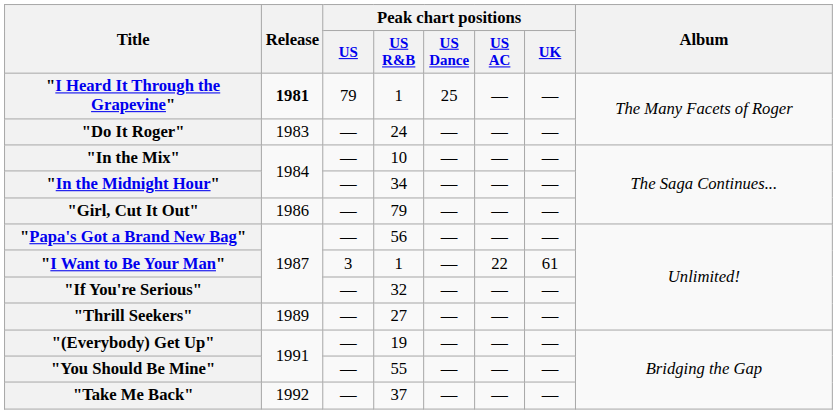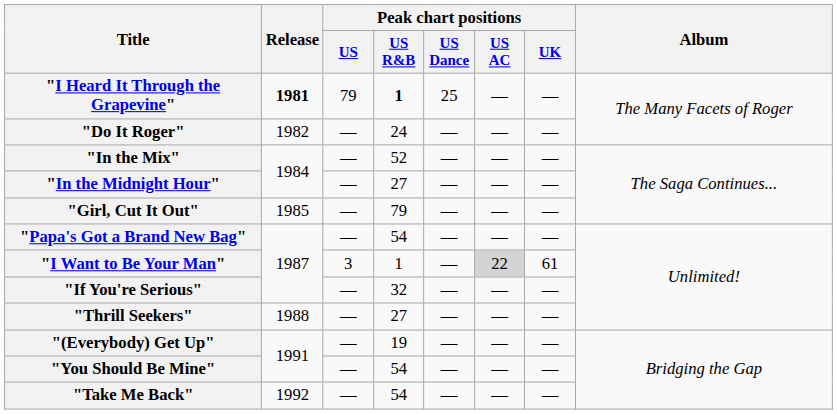(399, 95) normal -> (399, 95) bold
(292, 131) 1983 -> (292, 131) 1982
(399, 157) 10 -> (399, 157) 52
(399, 184) 34 -> (399, 184) 27
(292, 210) 1986 -> (292, 210) 1985
(399, 237) 56 -> (399, 237) 54
(500, 263) no background -> (500, 263) lightgrey background
(292, 316) 1989 -> (292, 316) 1988
(399, 369) 55 -> (399, 369) 54
(399, 395) 37 -> (399, 395) 54
